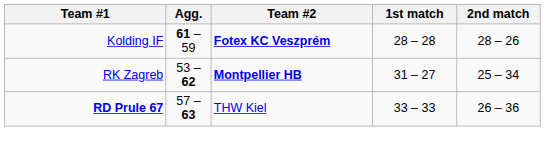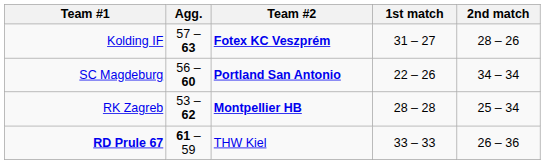(189, 41) 61 – 59 -> (189, 41) 57 – 63
(415, 41) 28 – 28 -> (415, 41) 31 – 27
+ row: (121, 75)
(415, 75) 31 – 27 -> (415, 108) 28 – 28
(189, 108) 57 – 63 -> (189, 142) 61 – 59
